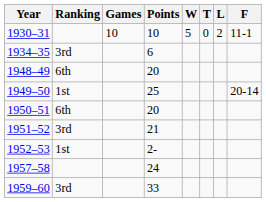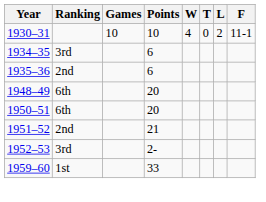(188, 33) 5 -> (188, 33) 4
+ row: (28, 71)
- row: (28, 91)
(63, 129) 3rd -> (64, 129) 2nd
(62, 149) 1st -> (63, 149) 3rd
- row: (28, 168)
(63, 187) 3rd -> (62, 168) 1st
